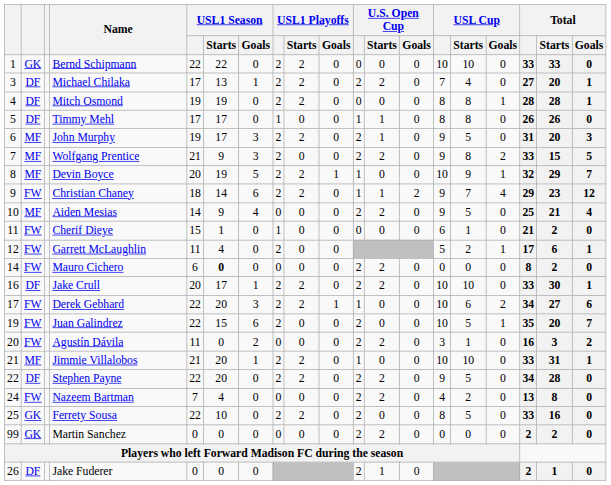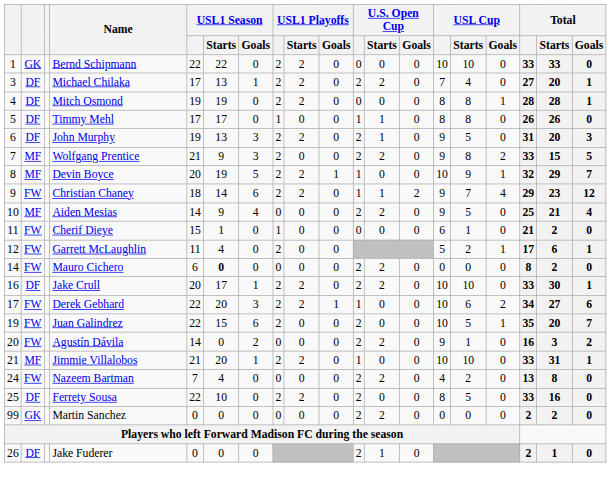(33, 138) MF -> (33, 138) DF
(221, 138) 17 -> (221, 138) 13
(195, 341) 11 -> (195, 341) 14
(442, 341) 3 -> (442, 341) 9
- row: (87, 378)
(33, 415) GK -> (33, 397) DF
